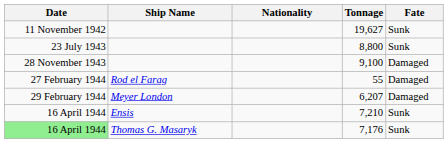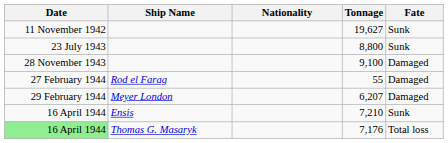(399, 130) Sunk -> (408, 130) Total loss
